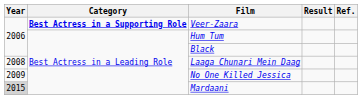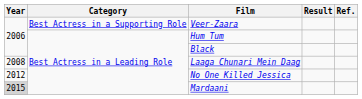(108, 24) bold -> (108, 24) normal
(16, 75) 2009 -> (16, 75) 2012
